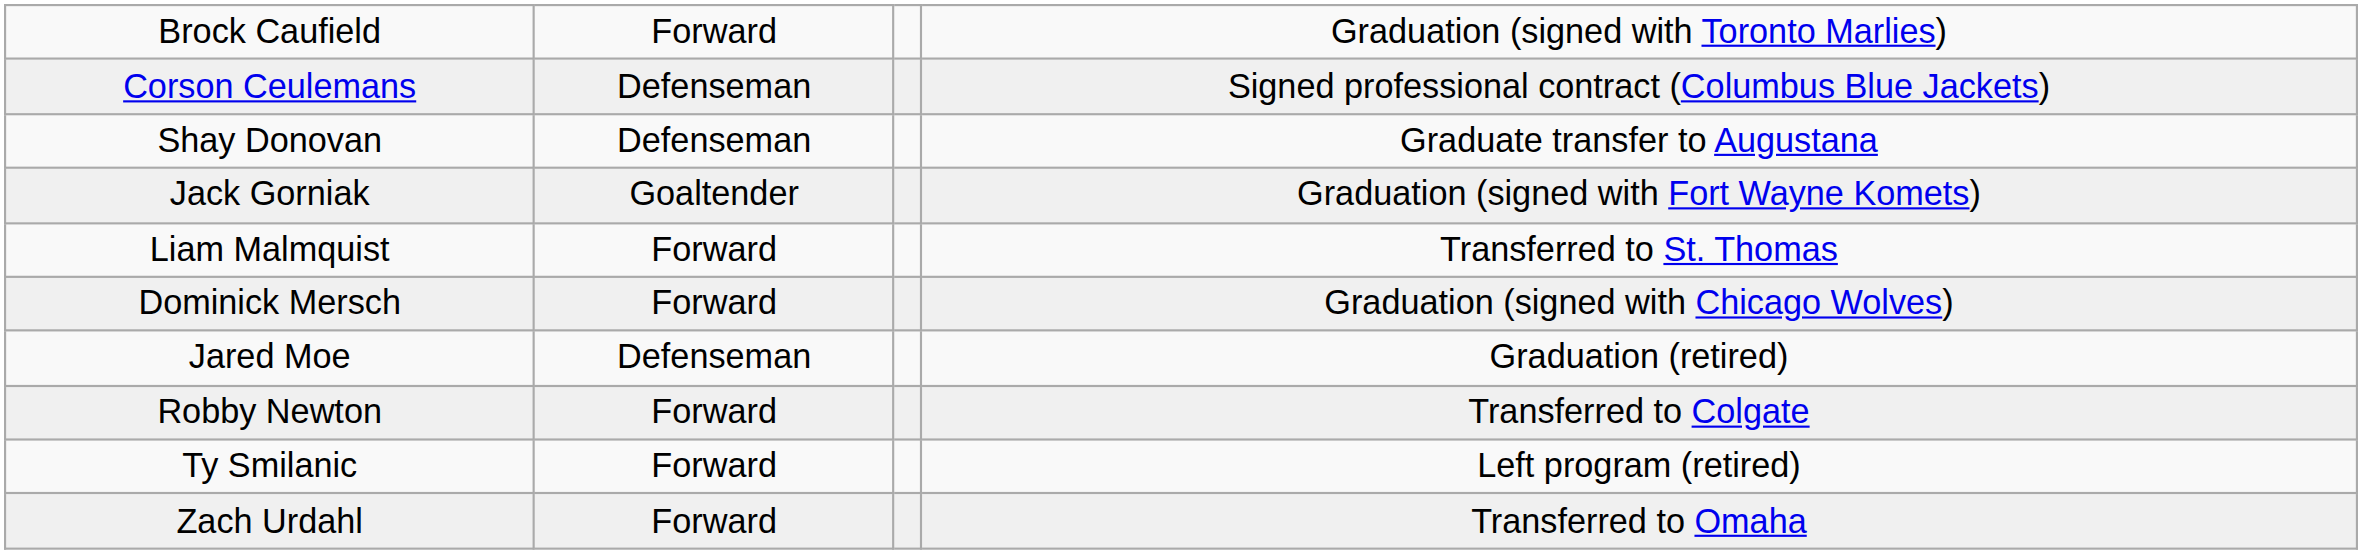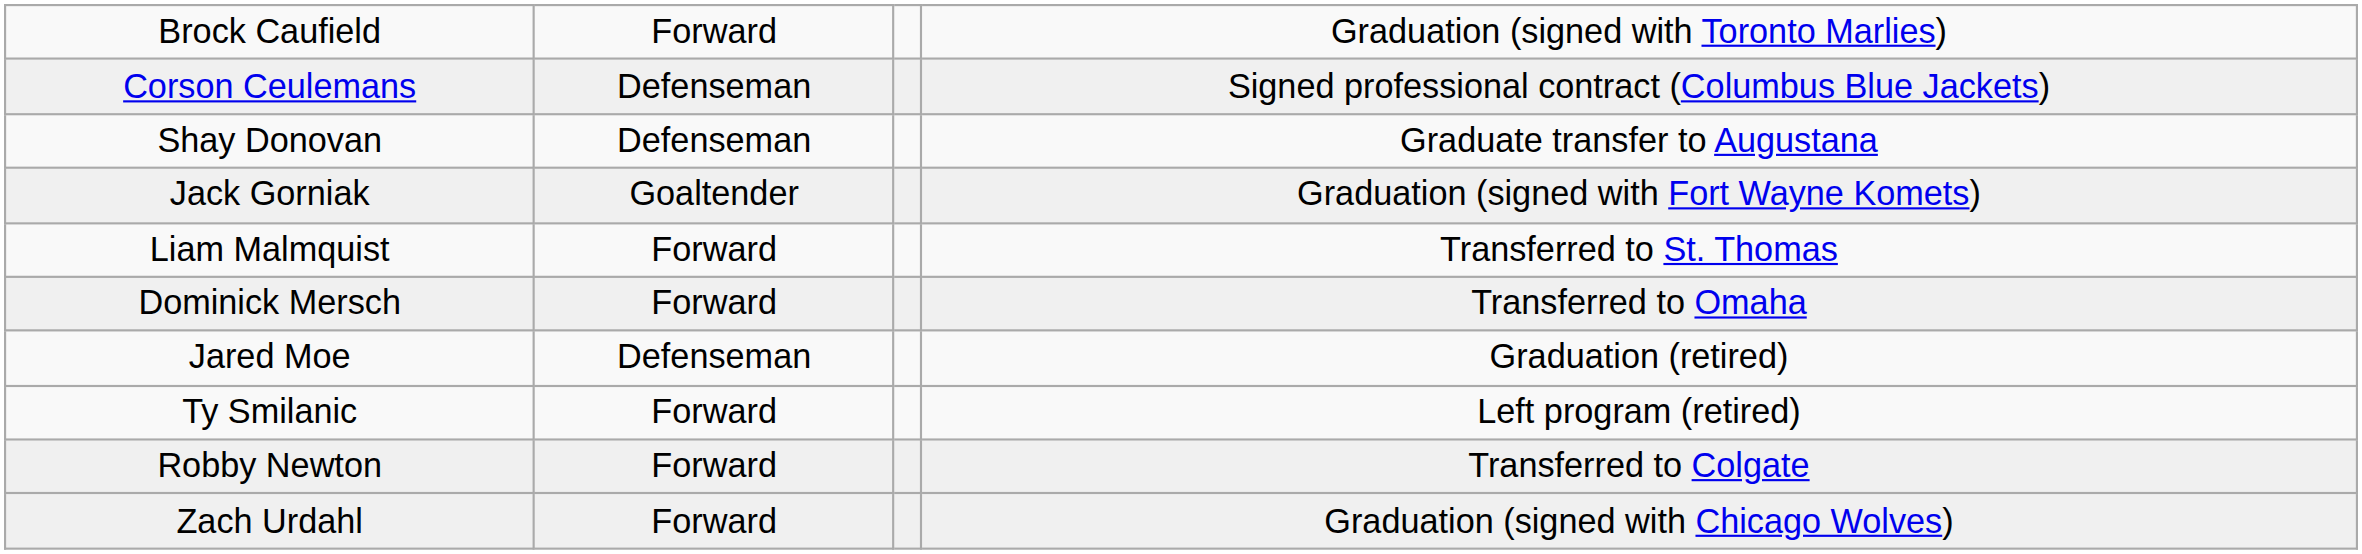(1639, 303) Graduation (signed with Chicago Wolves) -> (1639, 303) Transferred to Omaha
rows swapped: (270, 411) <-> (270, 466)
(1639, 520) Transferred to Omaha -> (1639, 520) Graduation (signed with Chicago Wolves)
